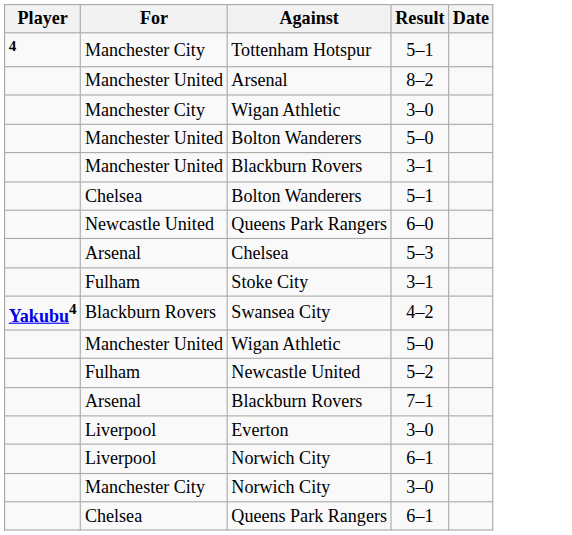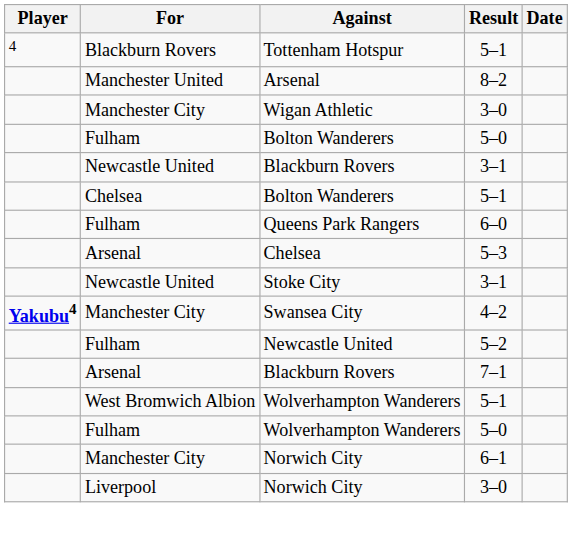(13, 49) bold -> (13, 46) normal
(145, 49) Manchester City -> (150, 49) Blackburn Rovers
(154, 138) Manchester United -> (113, 138) Fulham
(154, 167) Manchester United -> (149, 167) Newcastle United
(149, 224) Newcastle United -> (113, 224) Fulham
(113, 281) Fulham -> (149, 281) Newcastle United
(150, 312) Blackburn Rovers -> (145, 312) Manchester City
- row: (286, 344)
+ row: (362, 401)
+ row: (362, 430)
- row: (260, 430)
(121, 458) Liverpool -> (145, 458) Manchester City
(145, 487) Manchester City -> (121, 487) Liverpool
- row: (309, 516)
